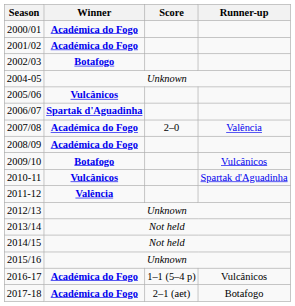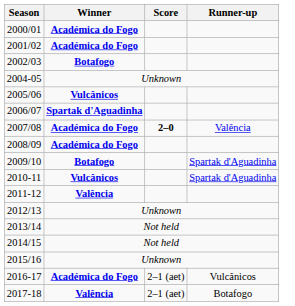(171, 128) normal -> (166, 128) bold
(244, 161) Vulcânicos -> (233, 161) Spartak d'Aguadinha
(171, 276) 1–1 (5–4 p) -> (166, 276) 2–1 (aet)
(94, 293) Académica do Fogo -> (94, 293) Valência
